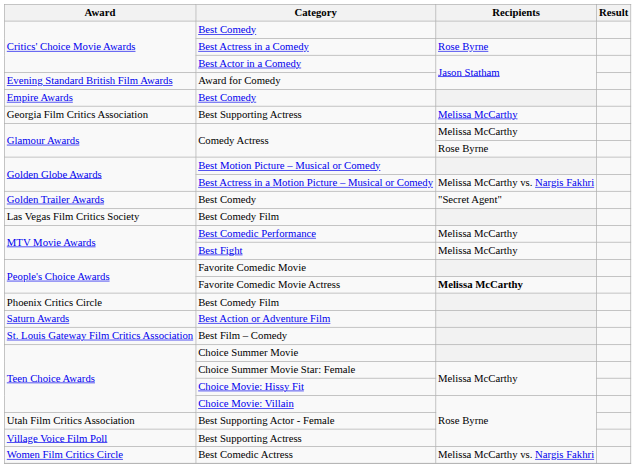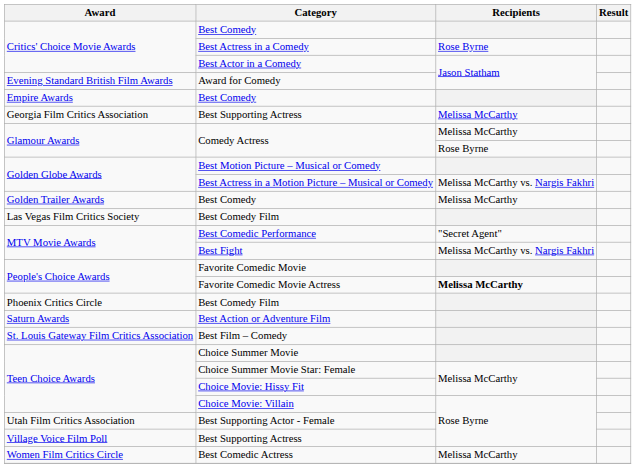(470, 200) "Secret Agent" -> (478, 200) Melissa McCarthy
(478, 234) Melissa McCarthy -> (470, 234) "Secret Agent"
(478, 251) Melissa McCarthy -> (516, 251) Melissa McCarthy vs. Nargis Fakhri
(516, 455) Melissa McCarthy vs. Nargis Fakhri -> (478, 455) Melissa McCarthy
